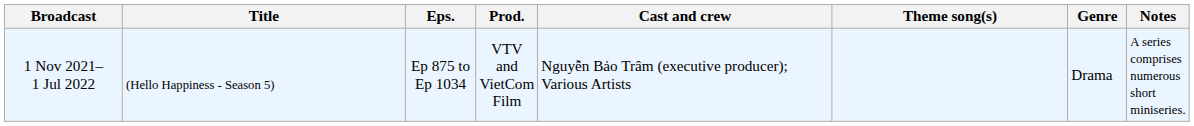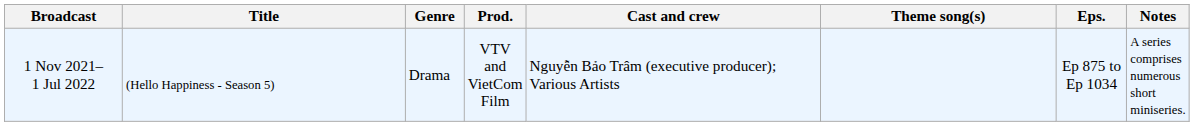columns swapped: (441, 16) <-> (1097, 16)
